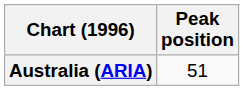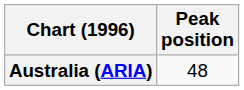(197, 70) 51 -> (197, 70) 48
